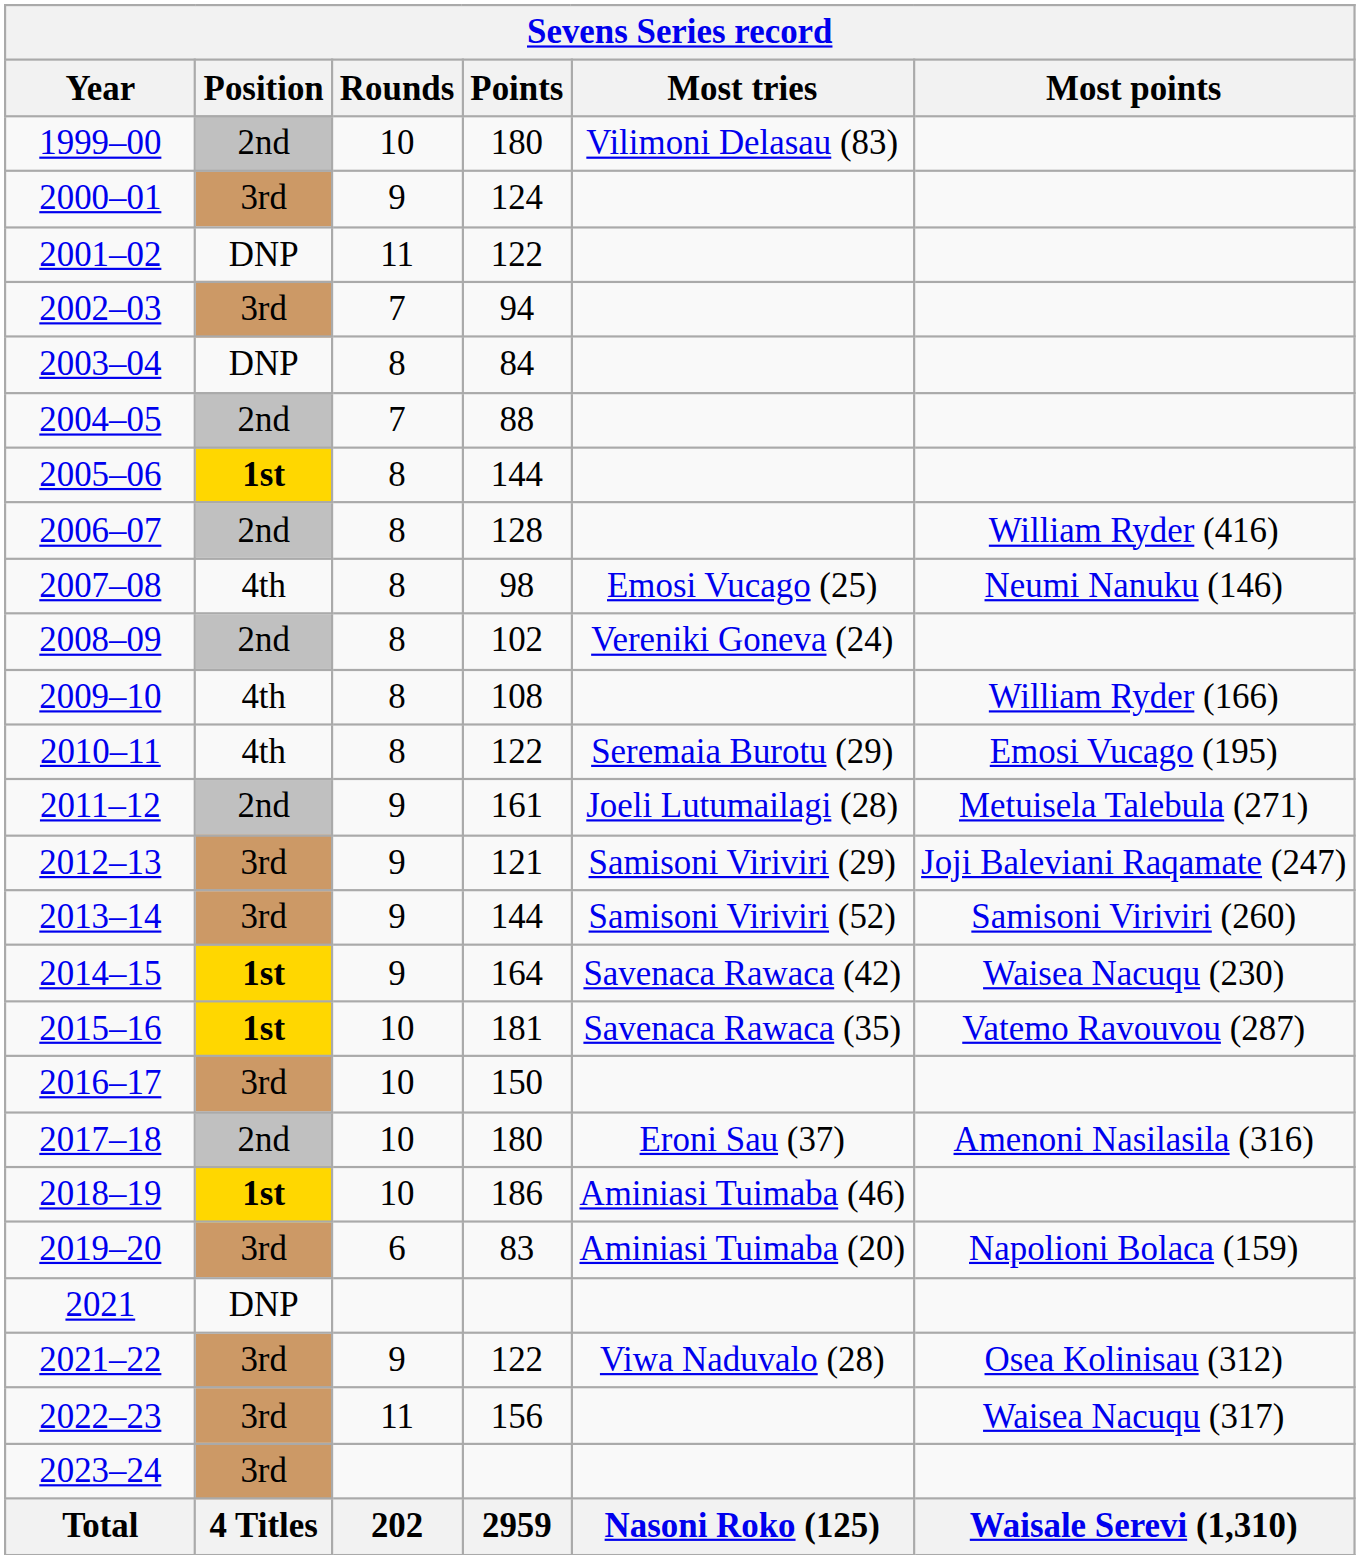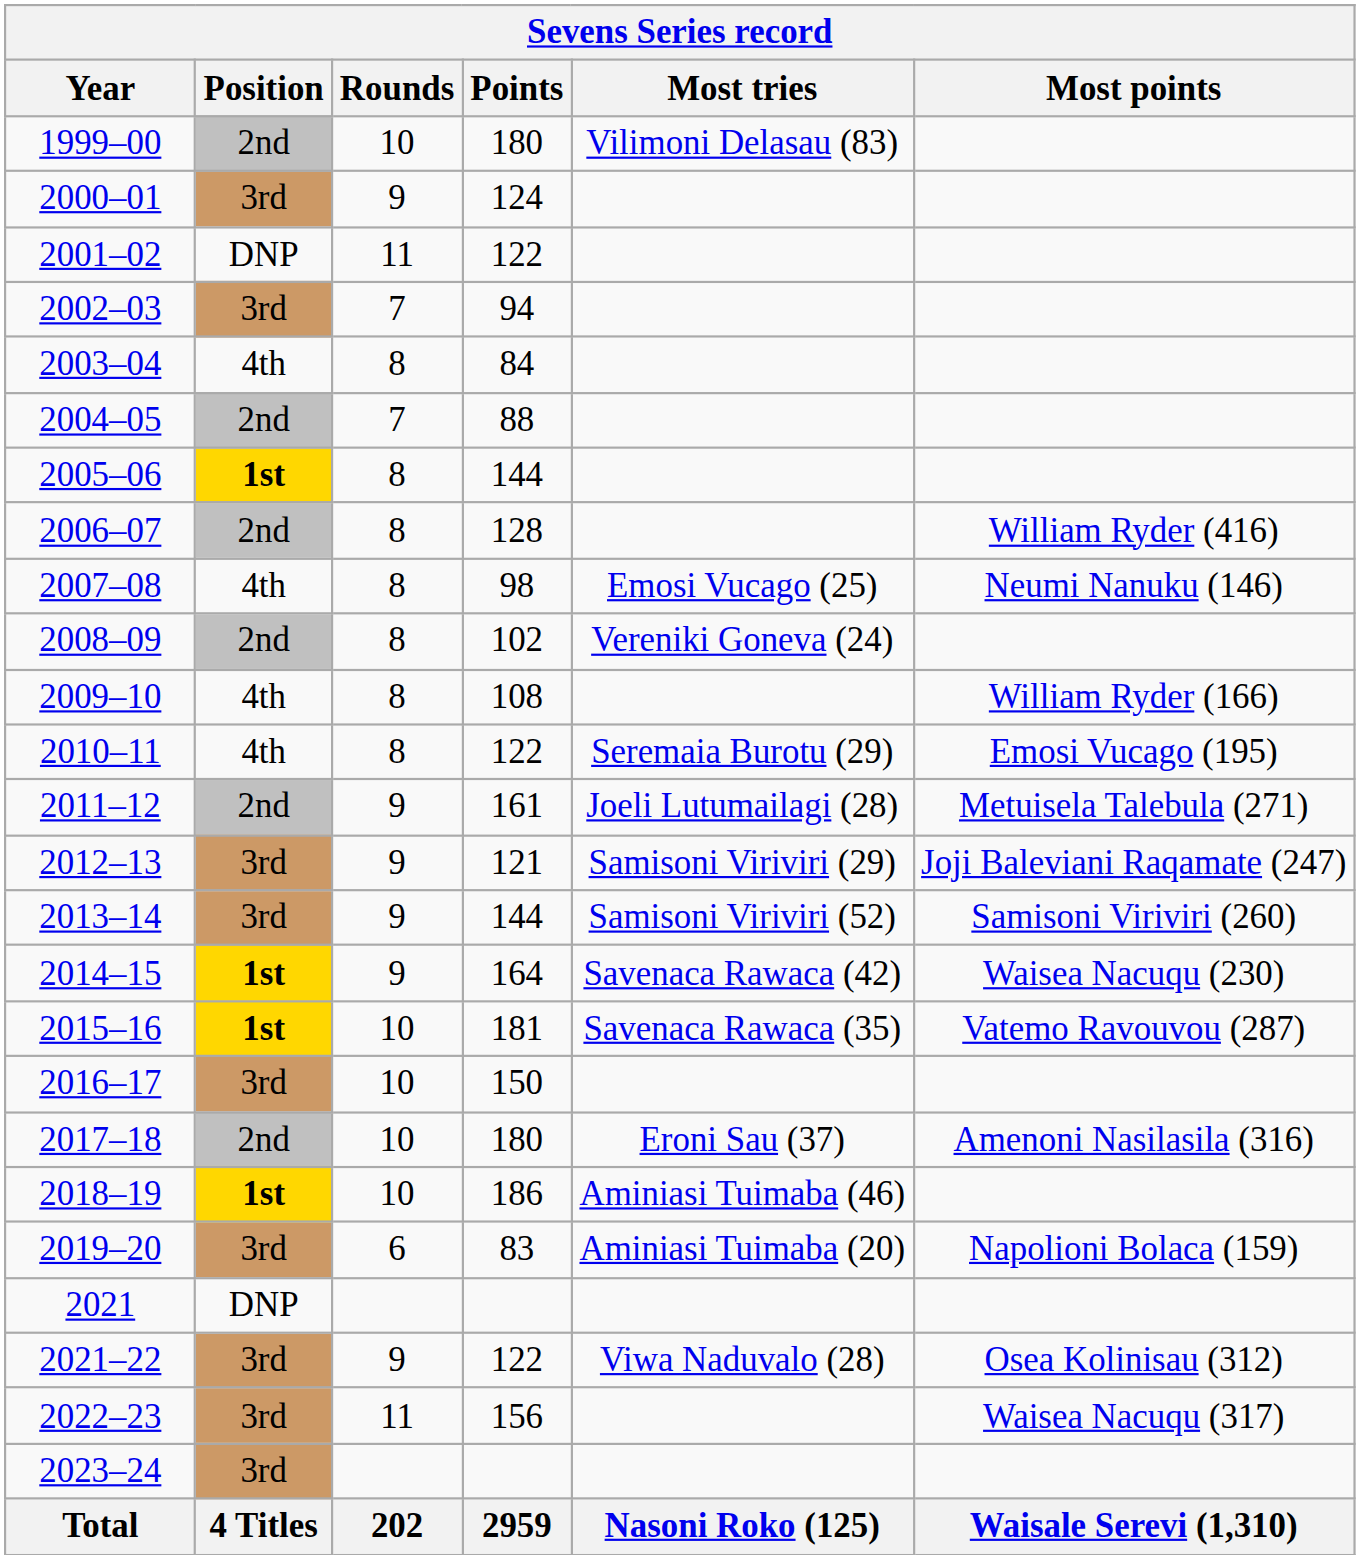(264, 364) DNP -> (264, 364) 4th
